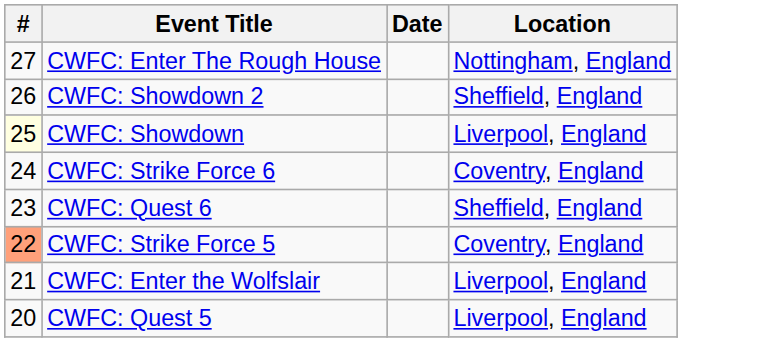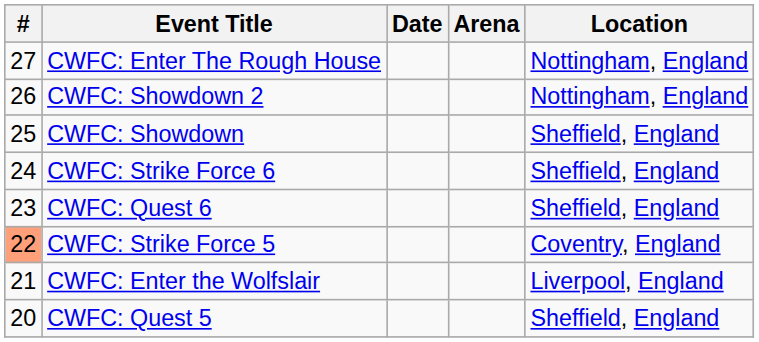+ column: (486, 24)
(548, 97) Sheffield, England -> (639, 97) Nottingham, England
(23, 134) lightyellow background -> (23, 134) no background
(550, 134) Liverpool, England -> (625, 134) Sheffield, England
(548, 171) Coventry, England -> (625, 171) Sheffield, England
(550, 318) Liverpool, England -> (625, 318) Sheffield, England
